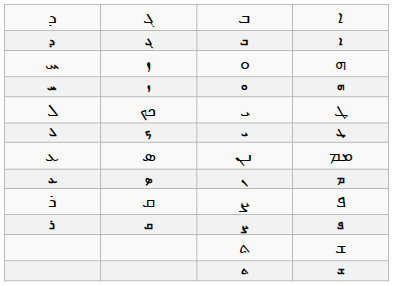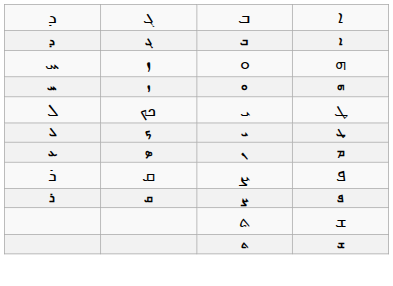- row: (52, 155)
